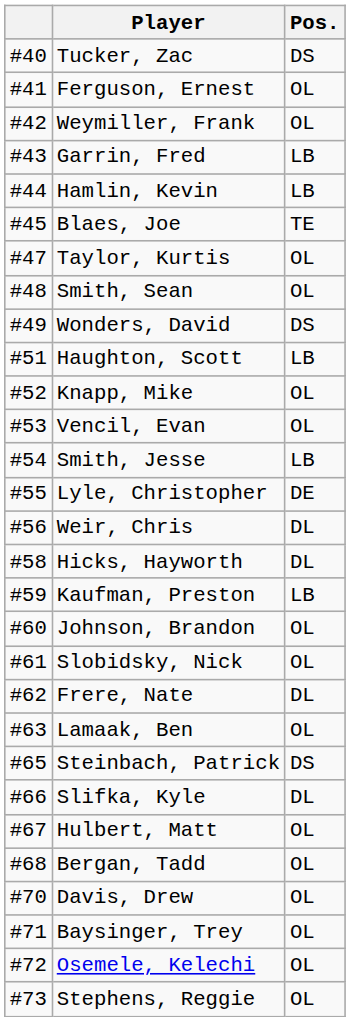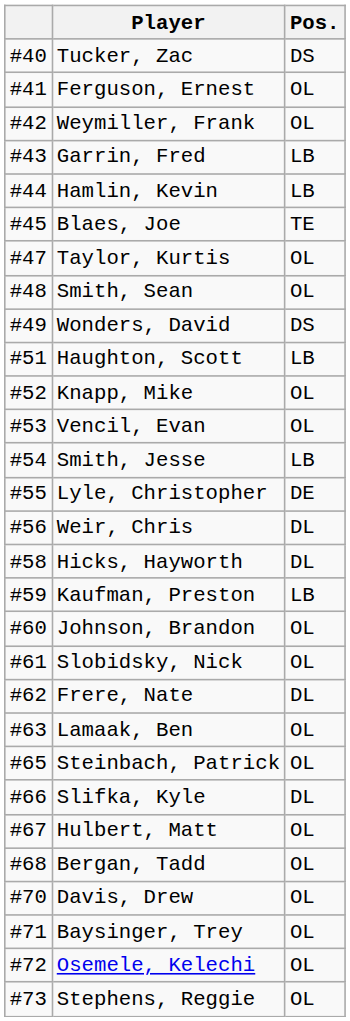(302, 763) DS -> (302, 763) OL
